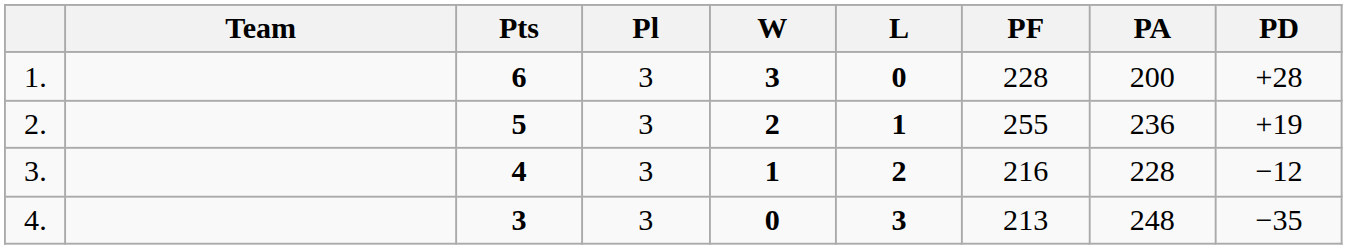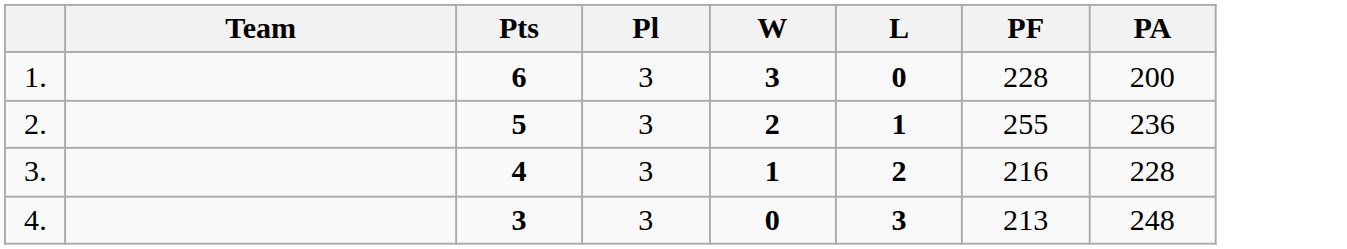- column: (1279, 28)
